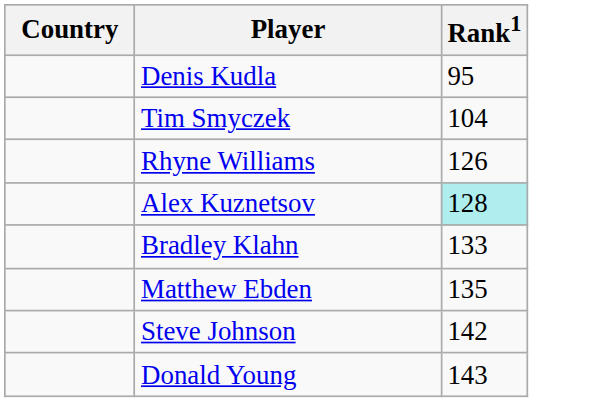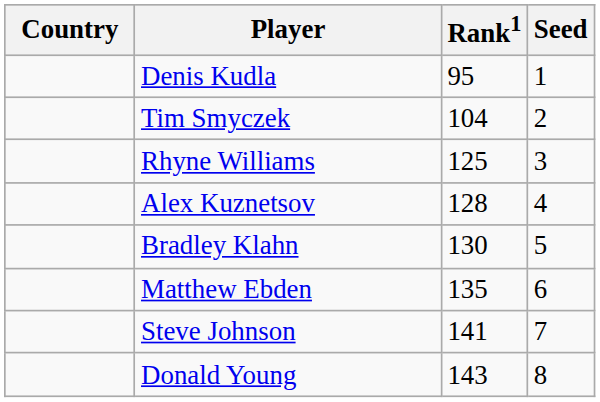+ column: (561, 29)
(468, 160) 126 -> (468, 160) 125
(468, 203) paleturquoise background -> (468, 203) no background
(468, 246) 133 -> (468, 246) 130
(468, 331) 142 -> (468, 331) 141
